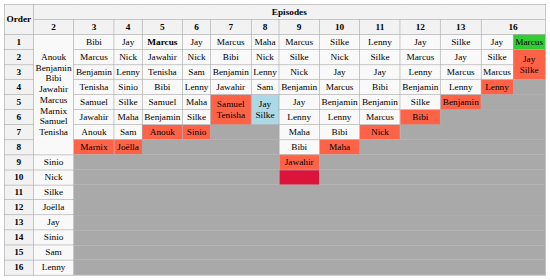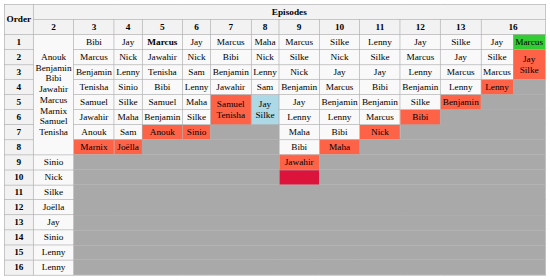(54, 252) Sam -> (54, 252) Lenny
